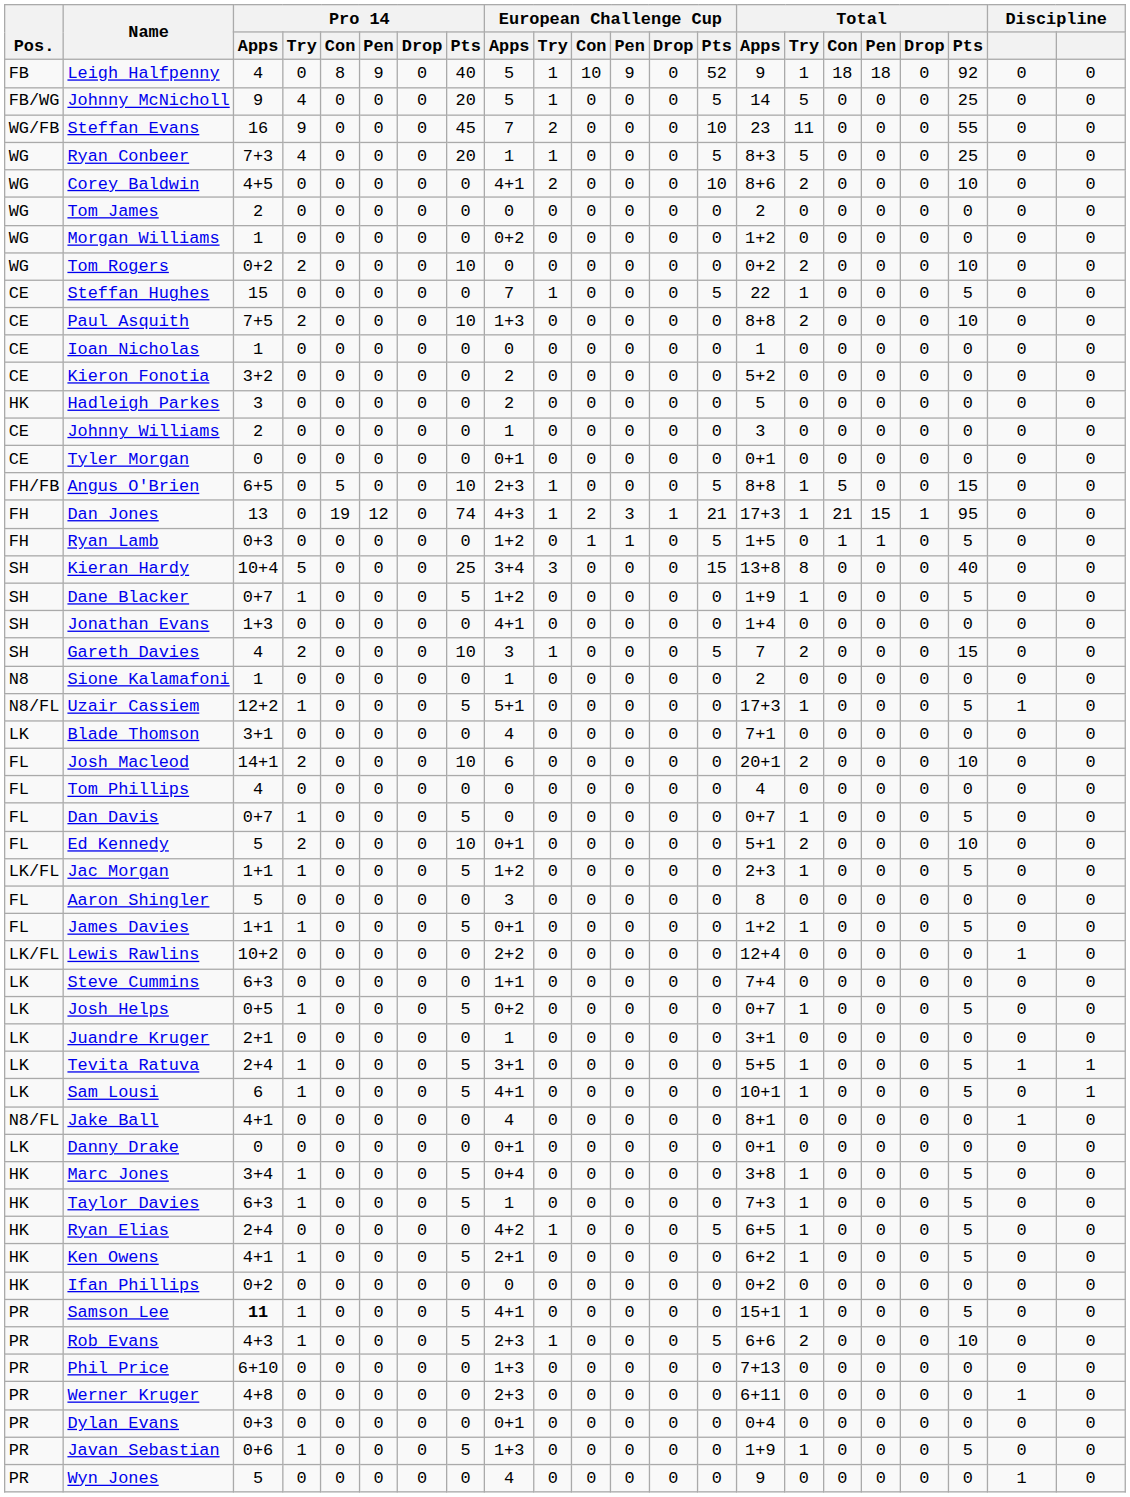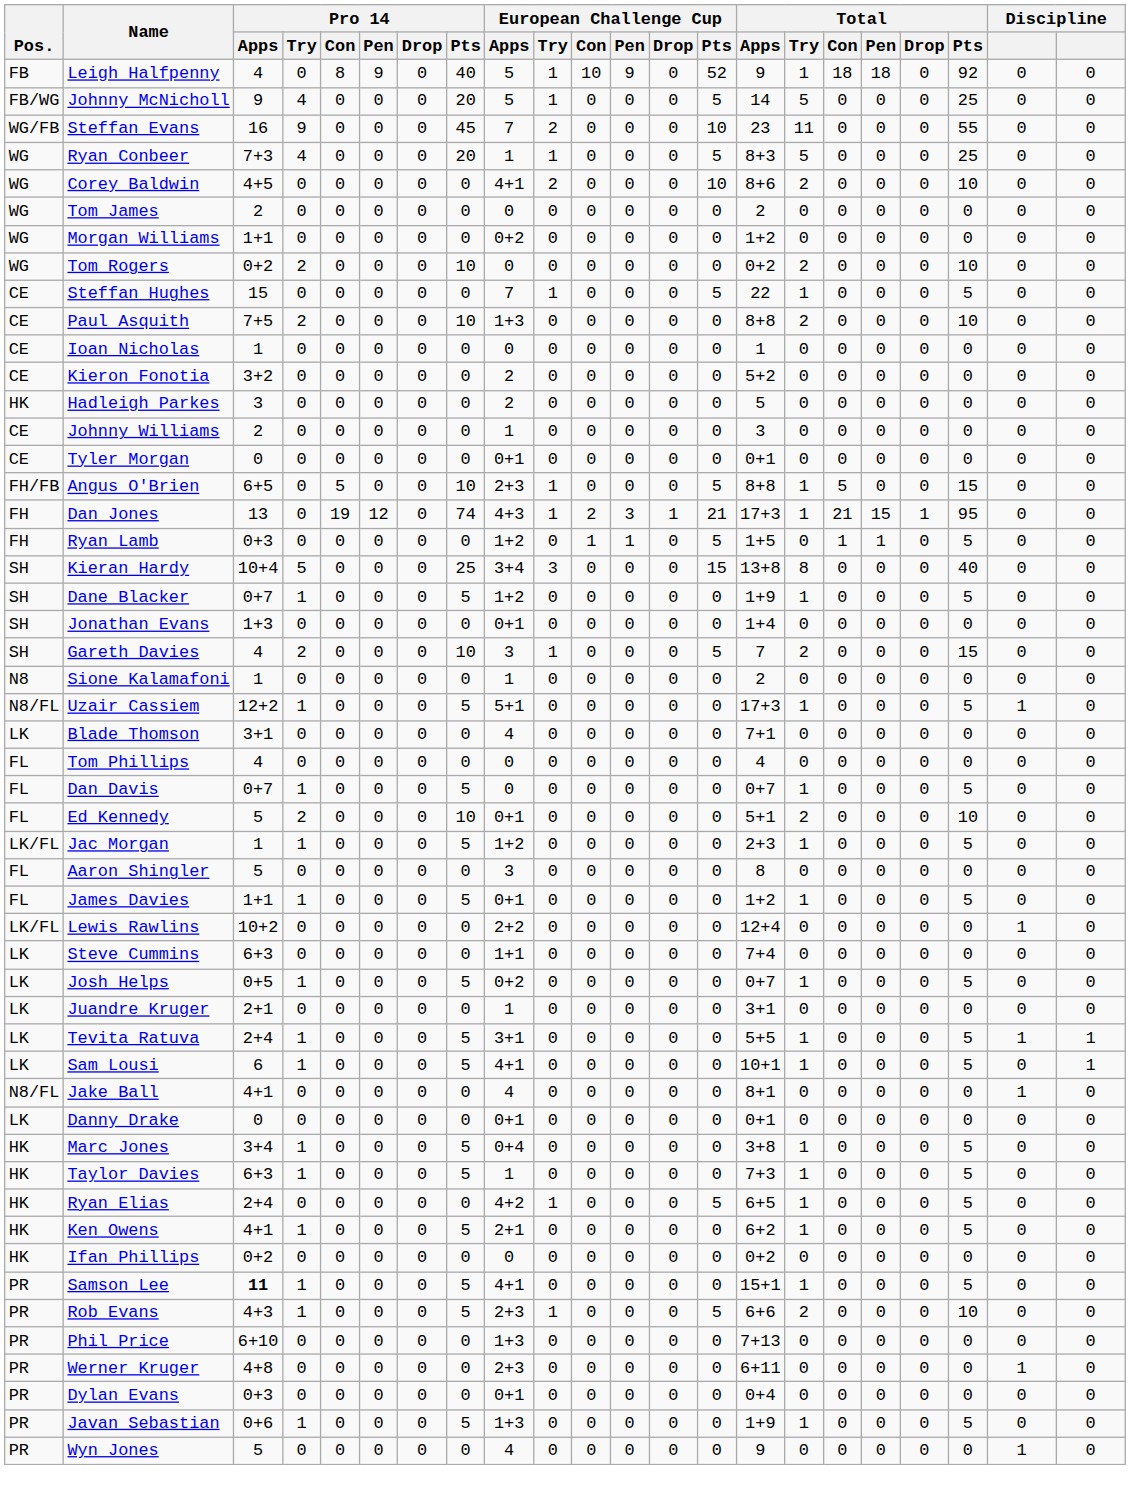(258, 239) 1 -> (258, 239) 1+1
(509, 624) 4+1 -> (509, 624) 0+1
- row: (128, 762)
(258, 872) 1+1 -> (258, 845) 1
